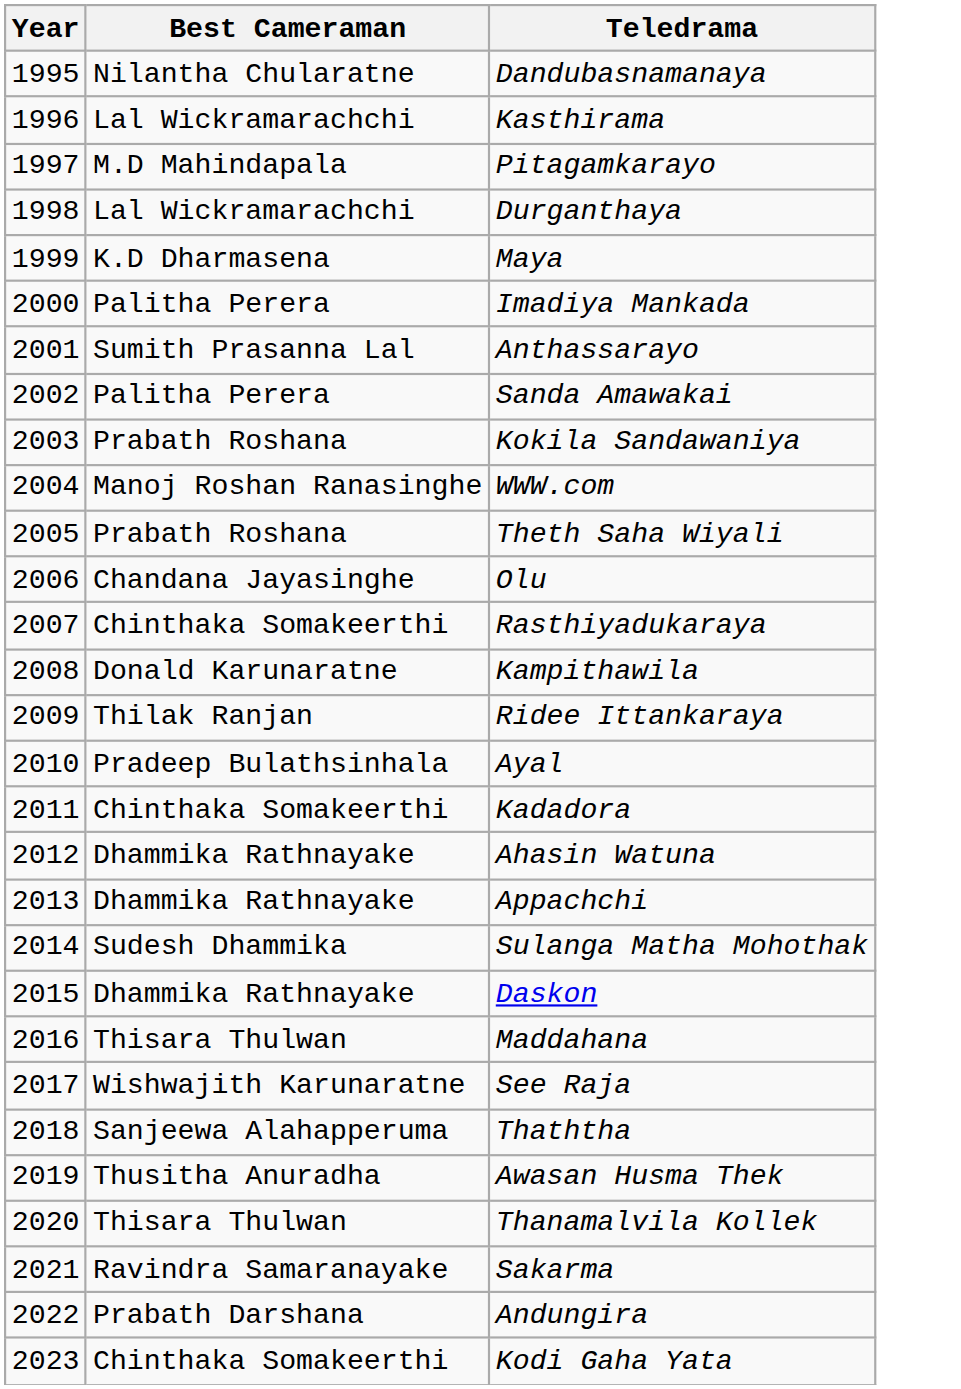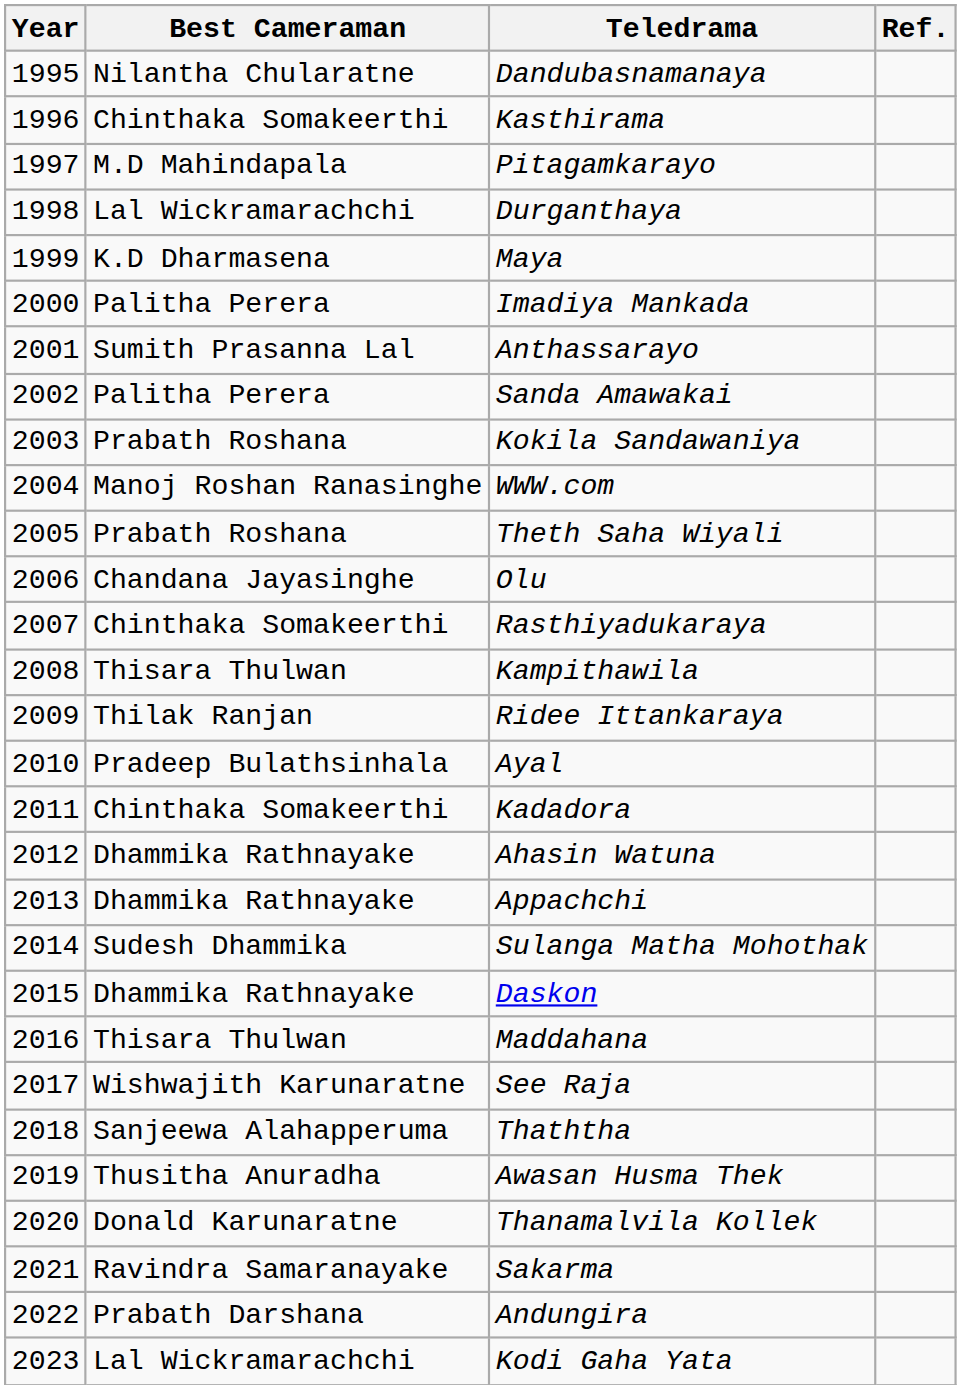+ column: (916, 28)
(254, 120) Lal Wickramarachchi -> (271, 120) Chinthaka Somakeerthi
(245, 672) Donald Karunaratne -> (220, 672) Thisara Thulwan
(220, 1223) Thisara Thulwan -> (245, 1223) Donald Karunaratne
(271, 1361) Chinthaka Somakeerthi -> (254, 1361) Lal Wickramarachchi
